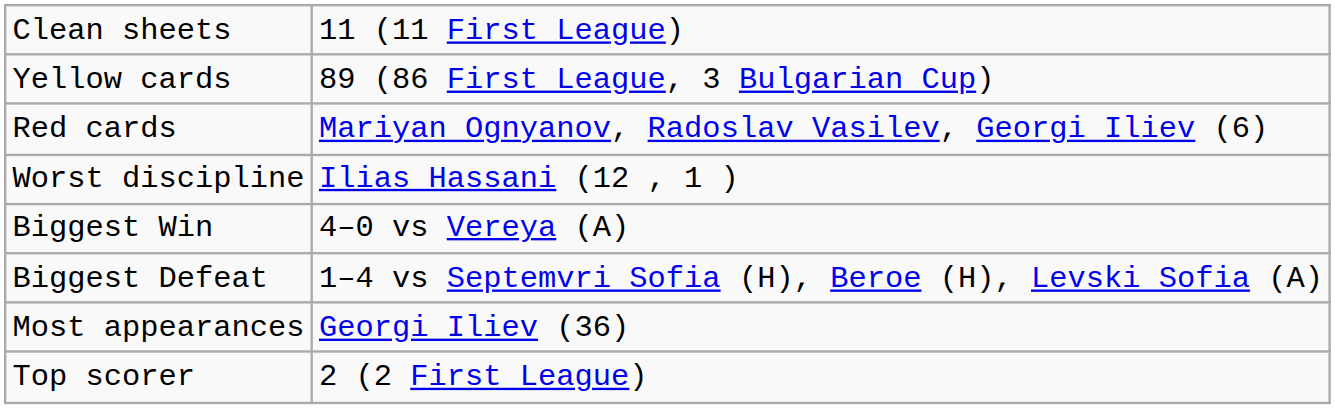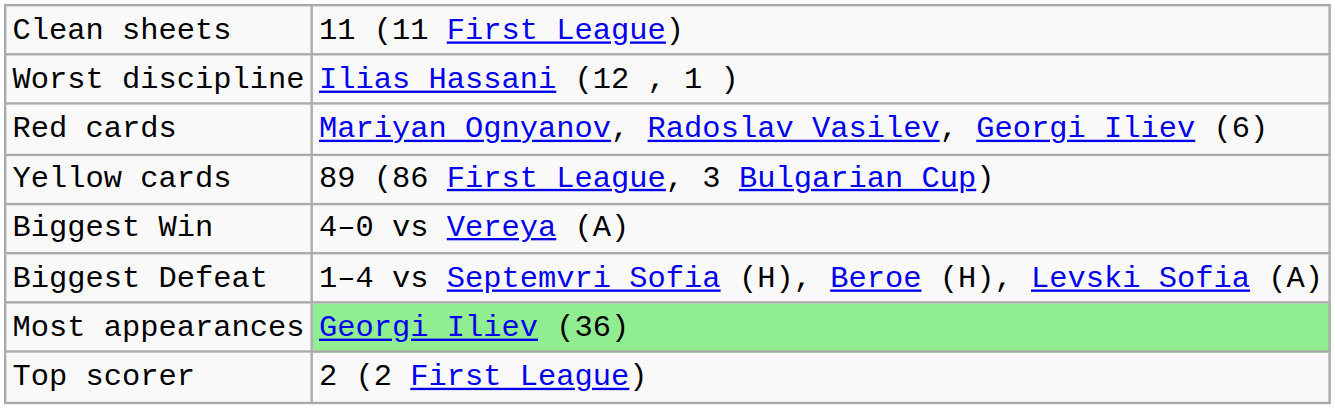rows swapped: (122, 80) <-> (158, 179)
(474, 327) no background -> (474, 327) lightgreen background
